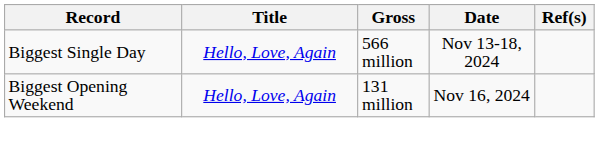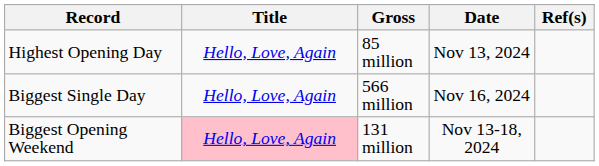+ row: (85, 51)
(482, 51) Nov 13-18, 2024 -> (482, 95) Nov 16, 2024
(270, 95) no background -> (270, 138) pink background
(482, 95) Nov 16, 2024 -> (482, 138) Nov 13-18, 2024
